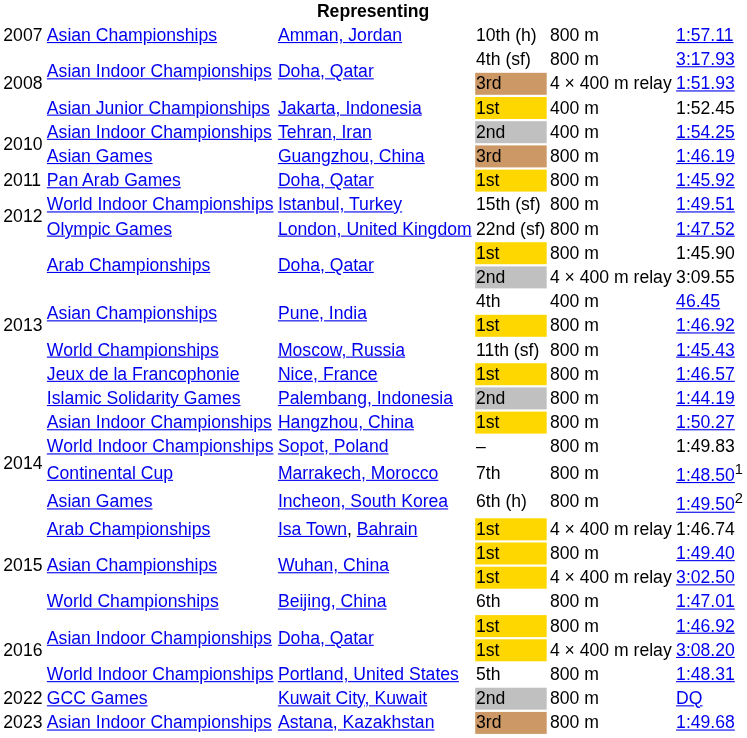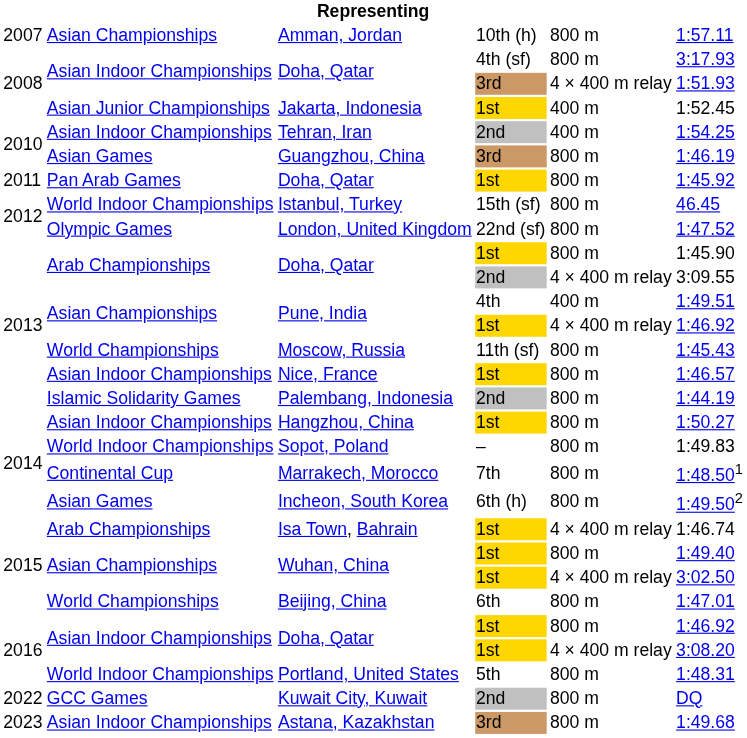(705, 204) 1:49.51 -> (698, 204) 46.45
(698, 301) 46.45 -> (705, 301) 1:49.51
(574, 325) 800 m -> (611, 325) 4 × 400 m relay
(143, 374) Jeux de la Francophonie -> (159, 374) Asian Indoor Championships
